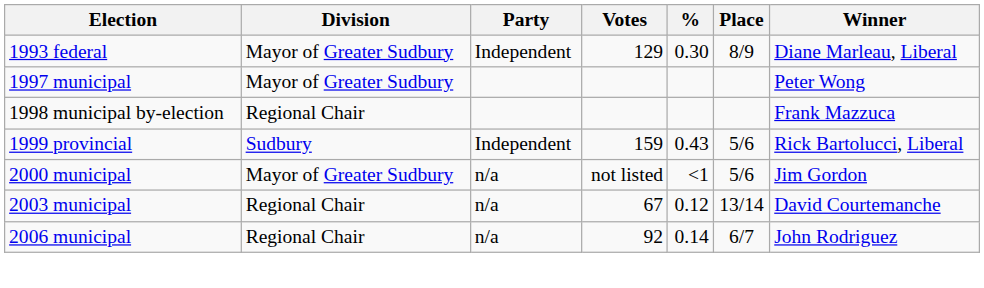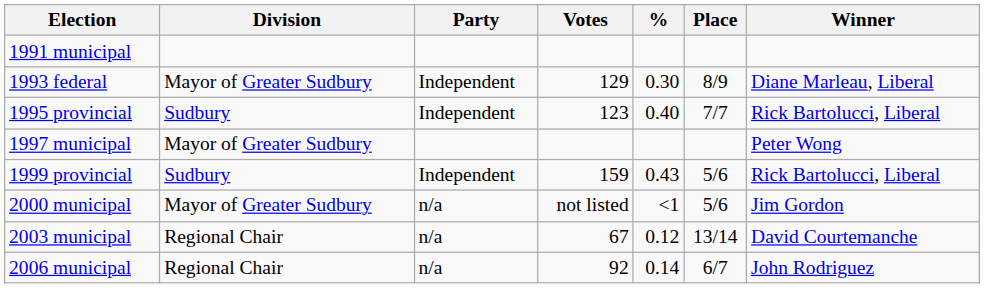+ row: (70, 50)
+ row: (71, 112)
- row: (116, 112)
